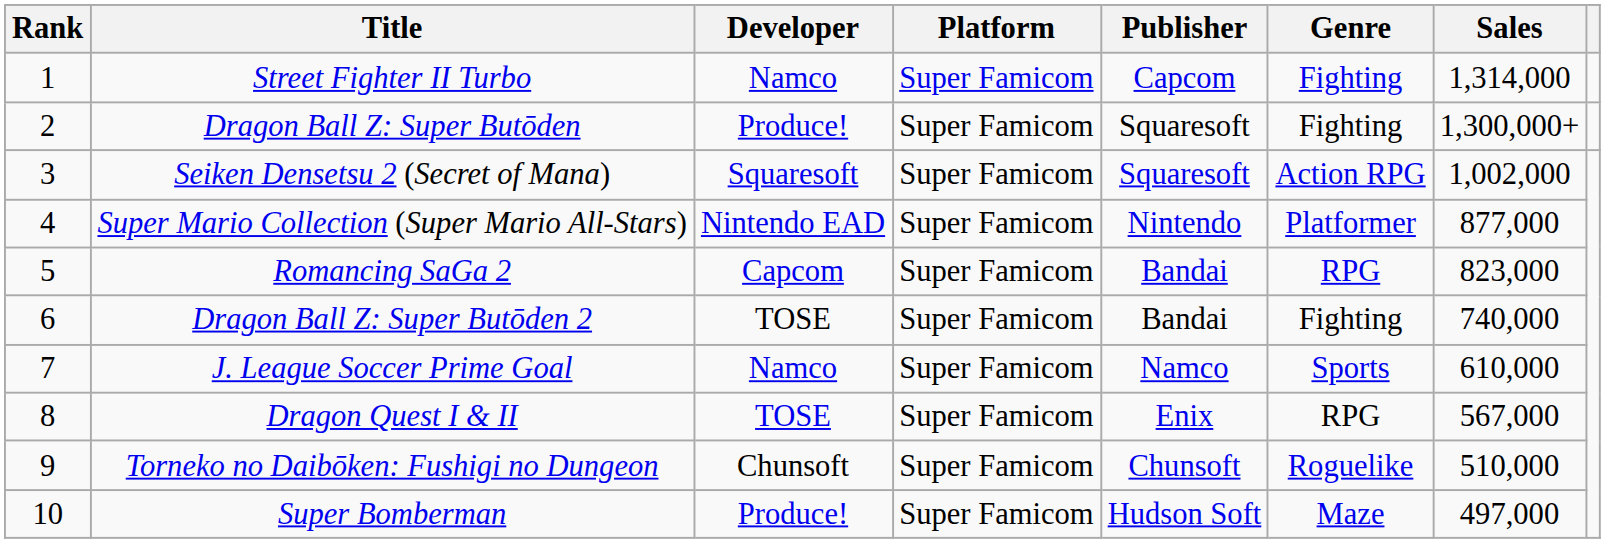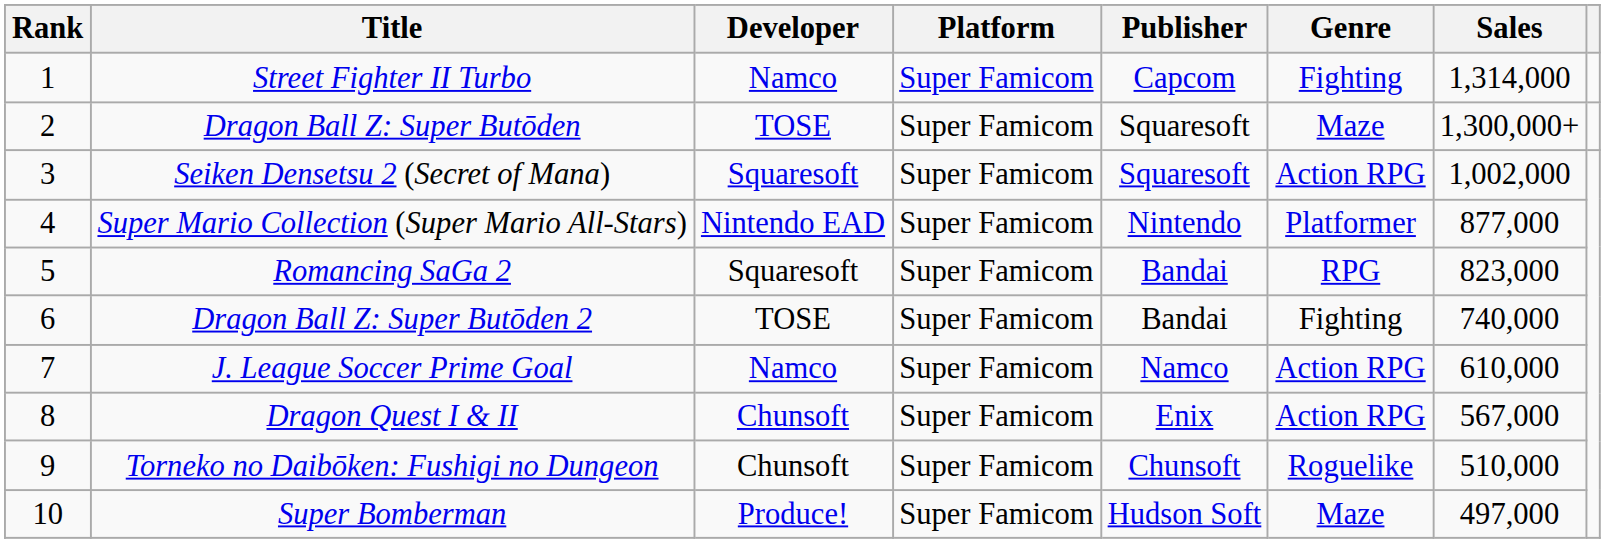(793, 125) Produce! -> (793, 125) TOSE
(1351, 125) Fighting -> (1351, 125) Maze
(793, 271) Capcom -> (793, 271) Squaresoft
(1351, 367) Sports -> (1351, 367) Action RPG
(793, 416) TOSE -> (793, 416) Chunsoft
(1351, 416) RPG -> (1351, 416) Action RPG
